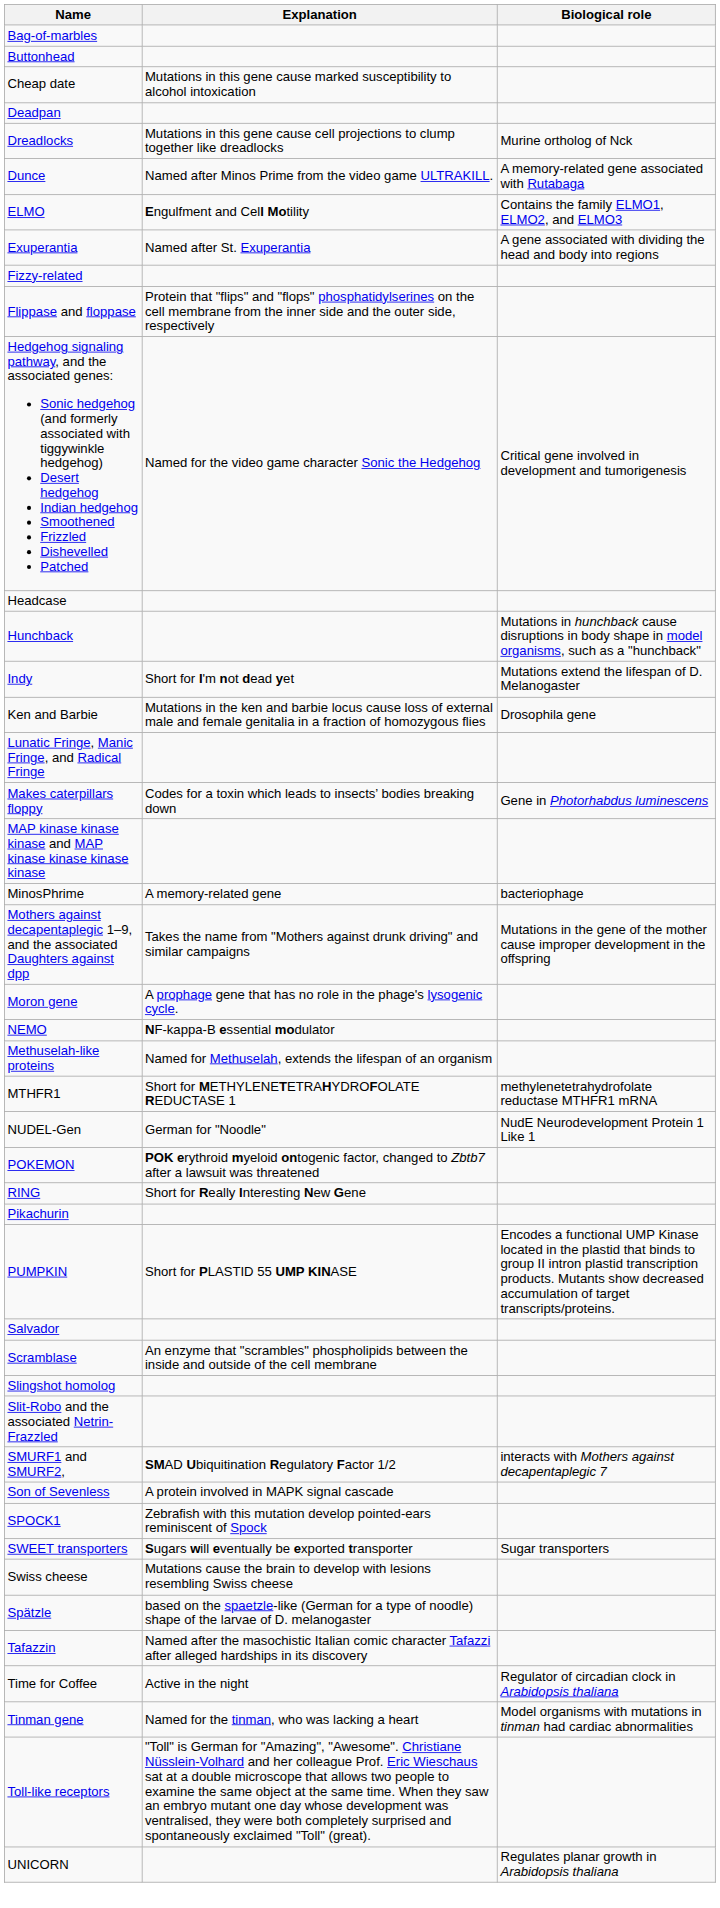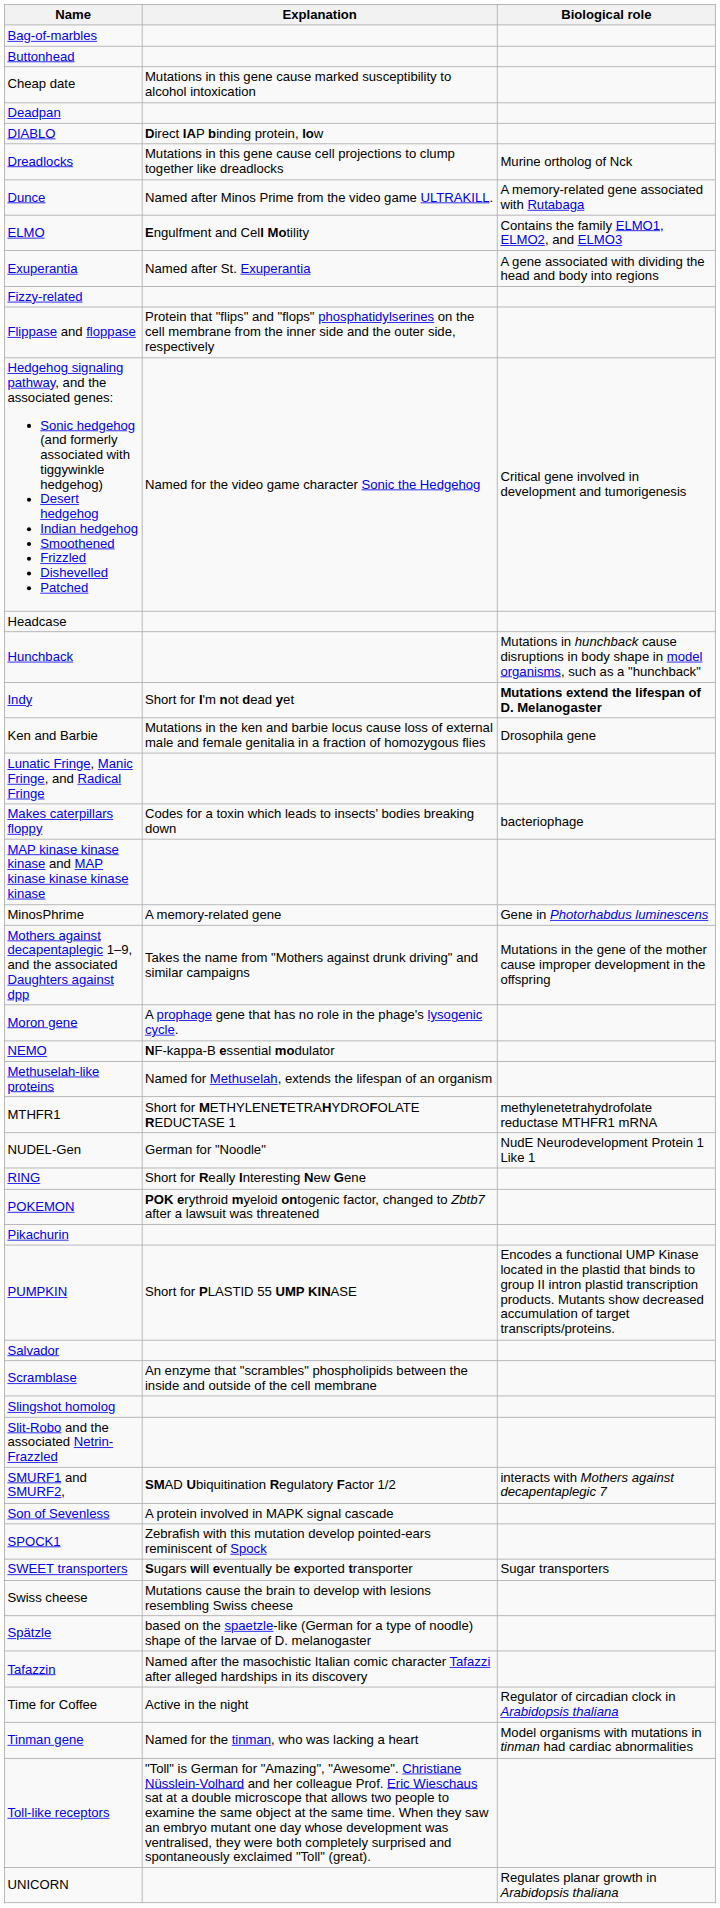+ row: (31, 133)
(601, 679) normal -> (601, 700) bold
(604, 800) Gene in Photorhabdus luminescens -> (542, 821) bacteriophage
(542, 894) bacteriophage -> (604, 914) Gene in Photorhabdus luminescens
rows swapped: (24, 1193) <-> (41, 1165)
